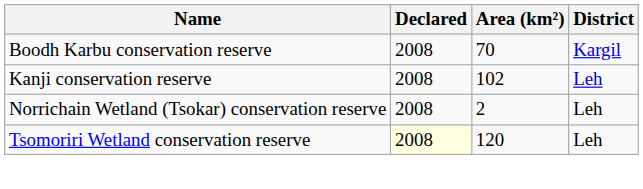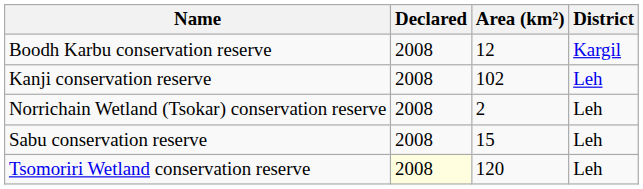(485, 49) 70 -> (485, 49) 12
+ row: (108, 139)
